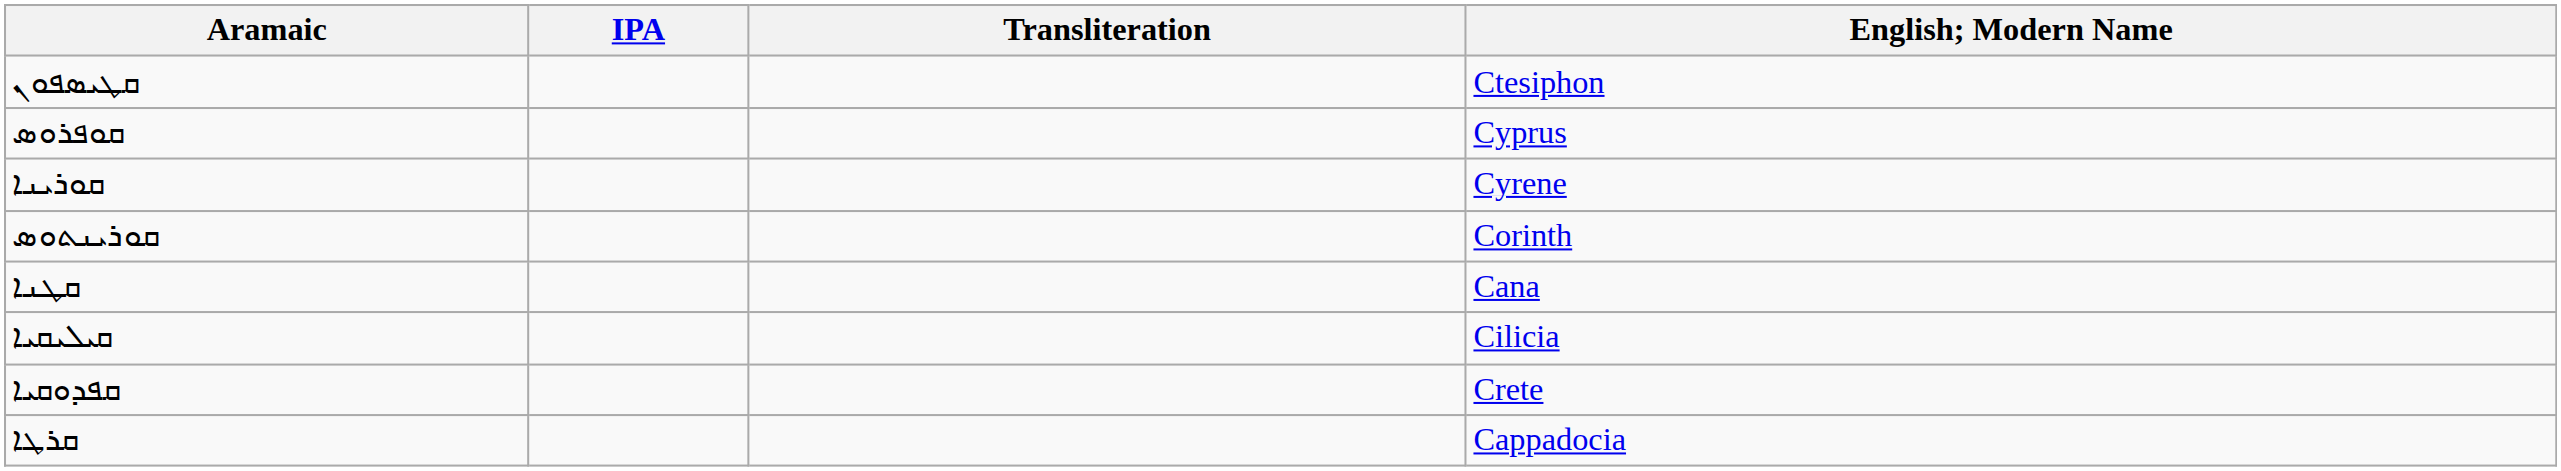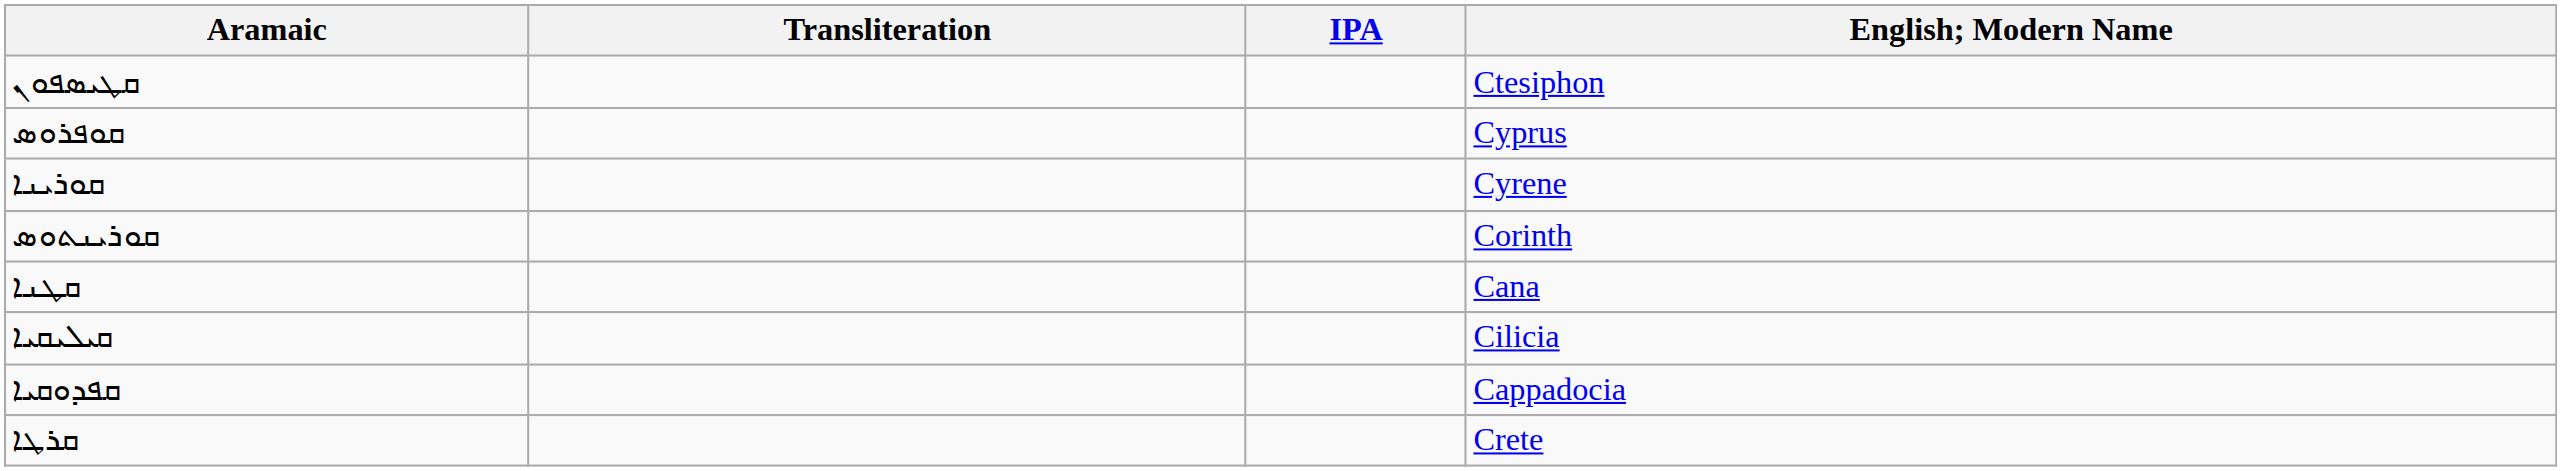columns swapped: (1107, 30) <-> (638, 30)
(1508, 388) Crete -> (1550, 388) Cappadocia
(1550, 440) Cappadocia -> (1508, 440) Crete
